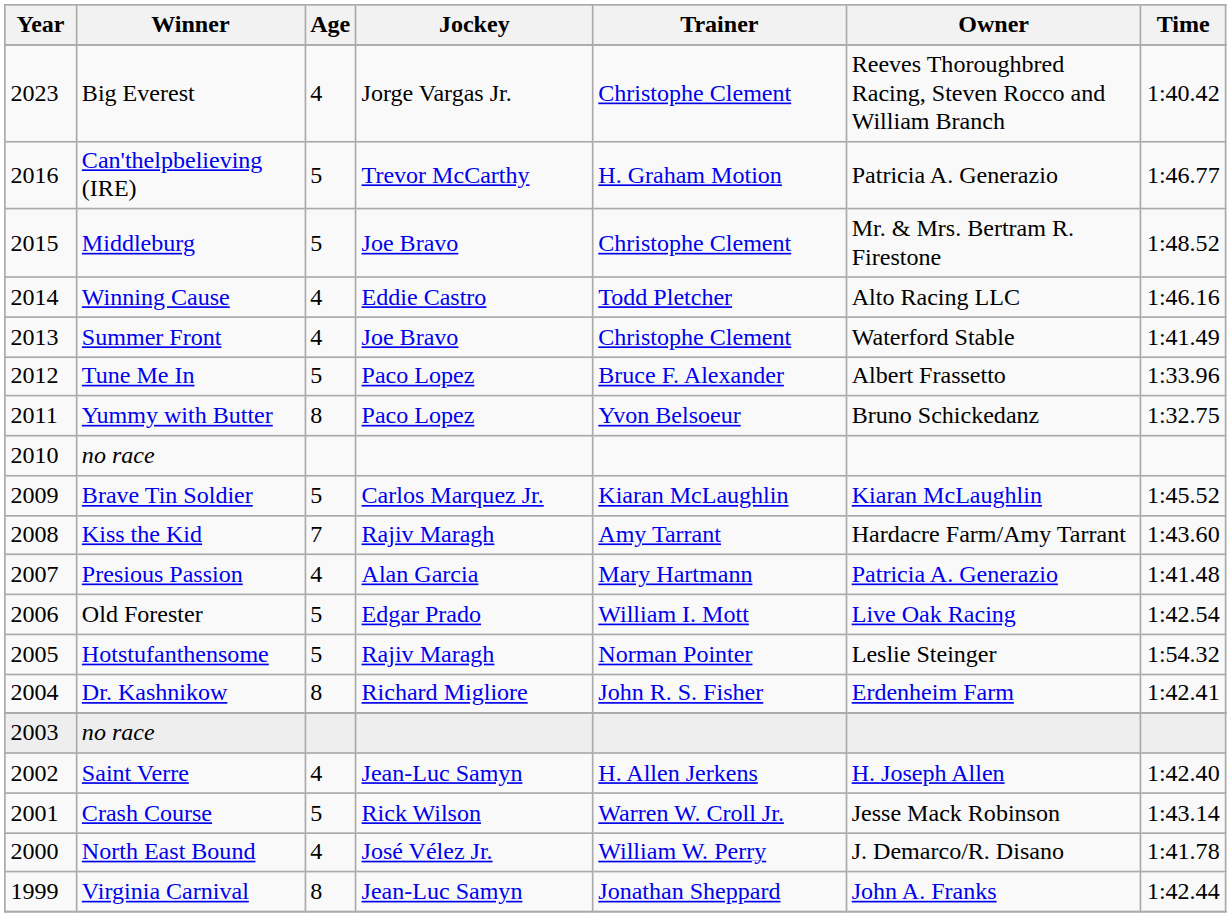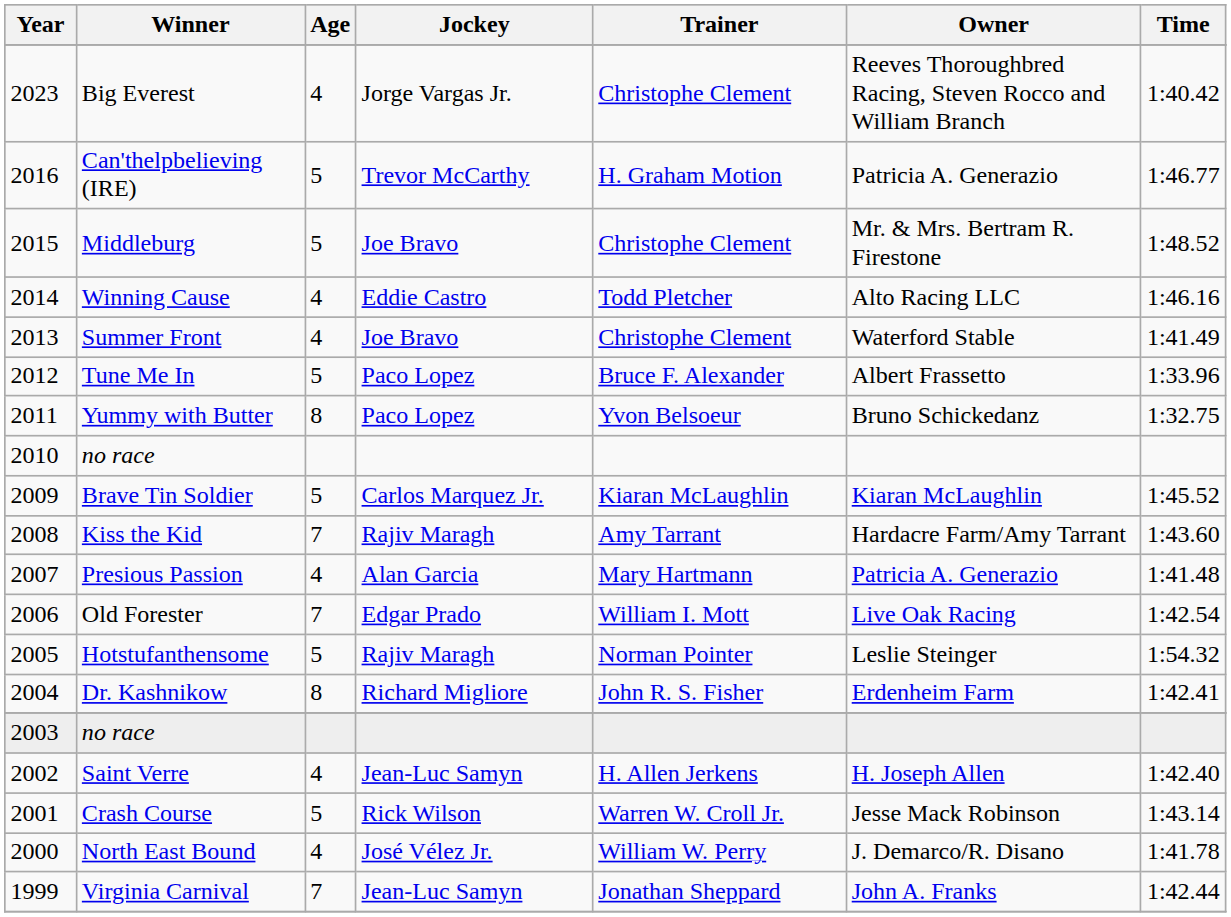(316, 614) 5 -> (316, 614) 7
(316, 891) 8 -> (316, 891) 7
